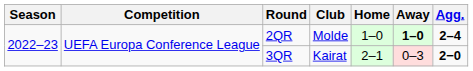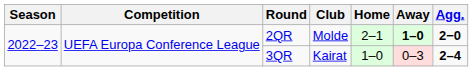(372, 35) 1–0 -> (372, 35) 2–1
(450, 35) 2–4 -> (450, 35) 2−0
(372, 55) 2–1 -> (372, 55) 1–0
(450, 55) 2−0 -> (450, 55) 2–4
